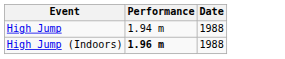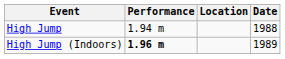+ column: (224, 13)
(212, 46) 1988 -> (265, 46) 1989
